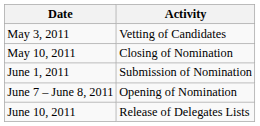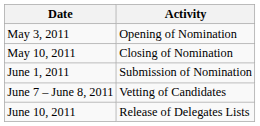(173, 33) Vetting of Candidates -> (178, 33) Opening of Nomination
(178, 92) Opening of Nomination -> (173, 92) Vetting of Candidates
